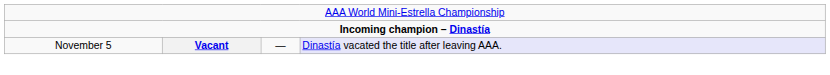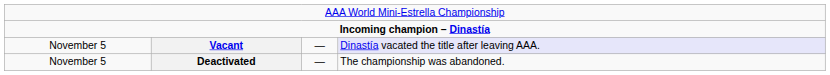+ row: (226, 62)
